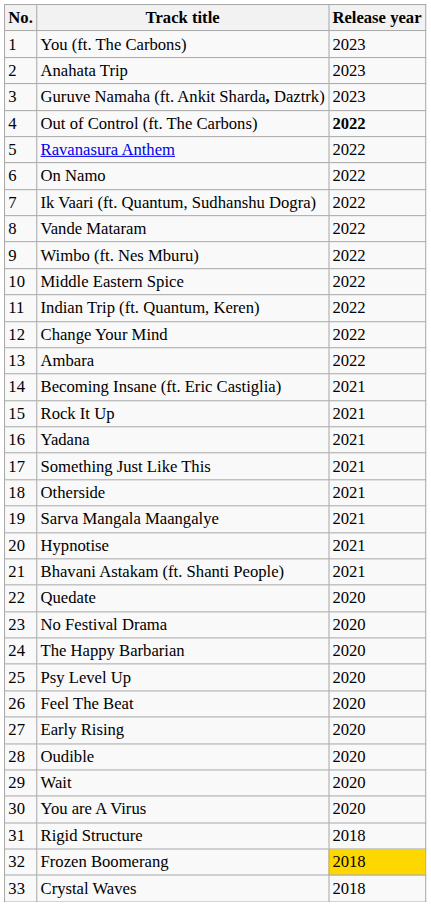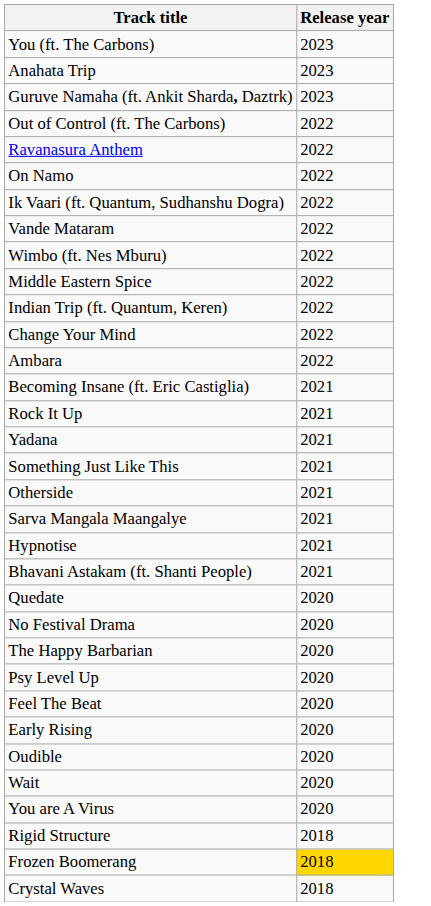- column: (21, 17)
(349, 123) bold -> (317, 123) normal
